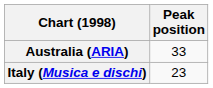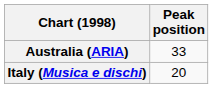(179, 72) 23 -> (179, 72) 20
